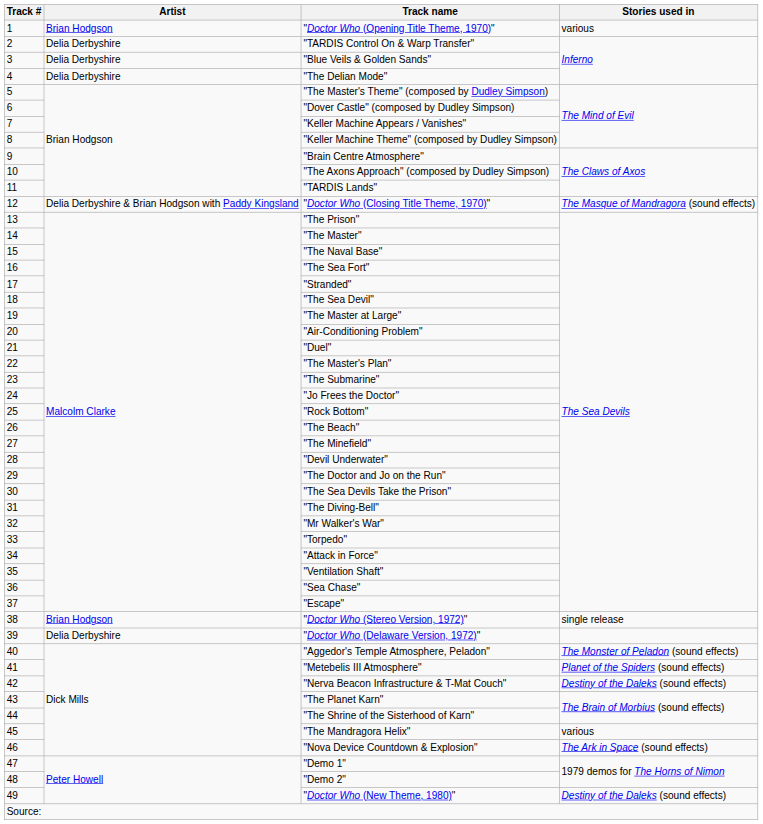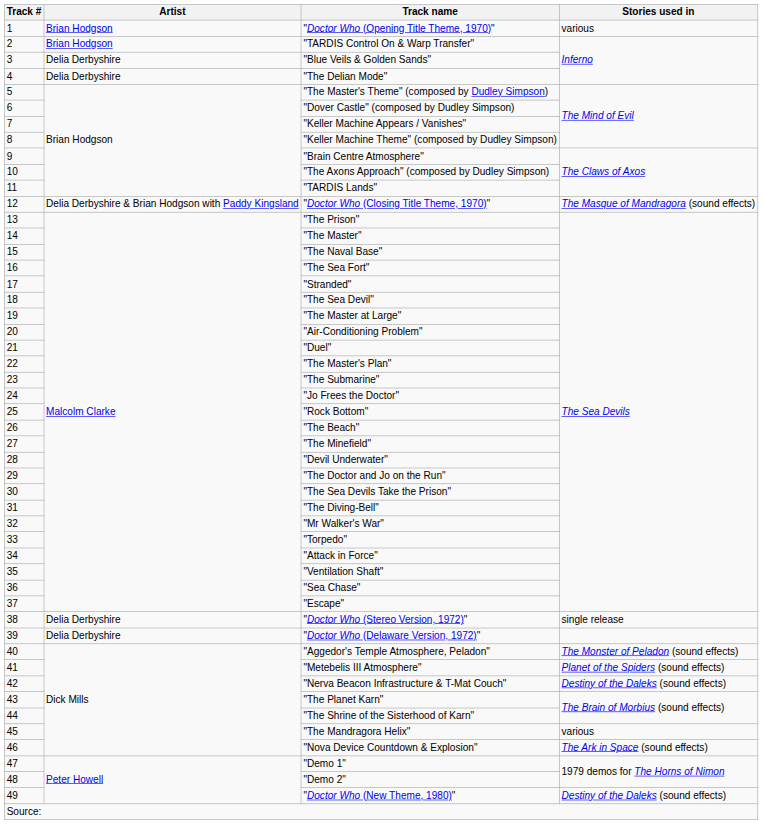(83, 44) Delia Derbyshire -> (79, 44) Brian Hodgson
(79, 619) Brian Hodgson -> (83, 619) Delia Derbyshire
